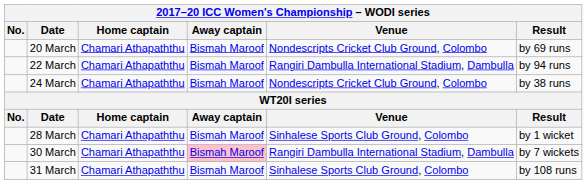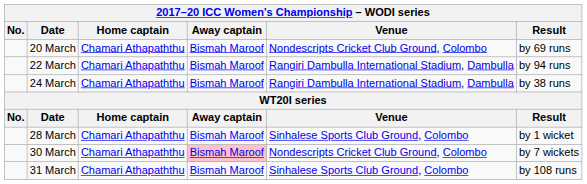(378, 83) Nondescripts Cricket Club Ground, Colombo -> (391, 83) Rangiri Dambulla International Stadium, Dambulla
(391, 153) Rangiri Dambulla International Stadium, Dambulla -> (378, 153) Nondescripts Cricket Club Ground, Colombo
